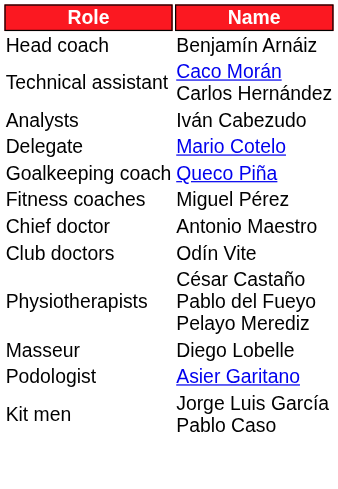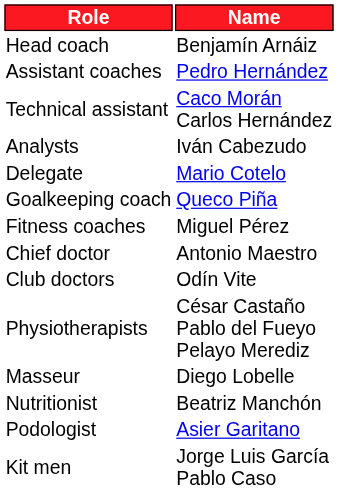+ row: (84, 72)
+ row: (51, 403)
